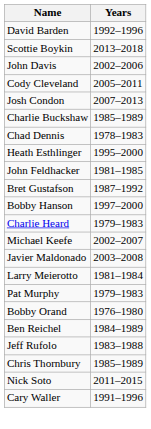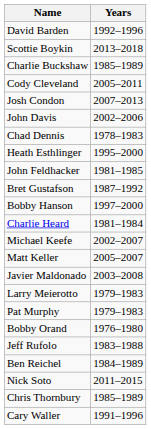rows swapped: (48, 118) <-> (32, 65)
(118, 223) 1979–1983 -> (118, 223) 1981–1984
+ row: (32, 258)
(118, 275) 1981–1984 -> (118, 293) 1979–1983
rows swapped: (34, 328) <-> (32, 345)
rows swapped: (29, 380) <-> (44, 363)
